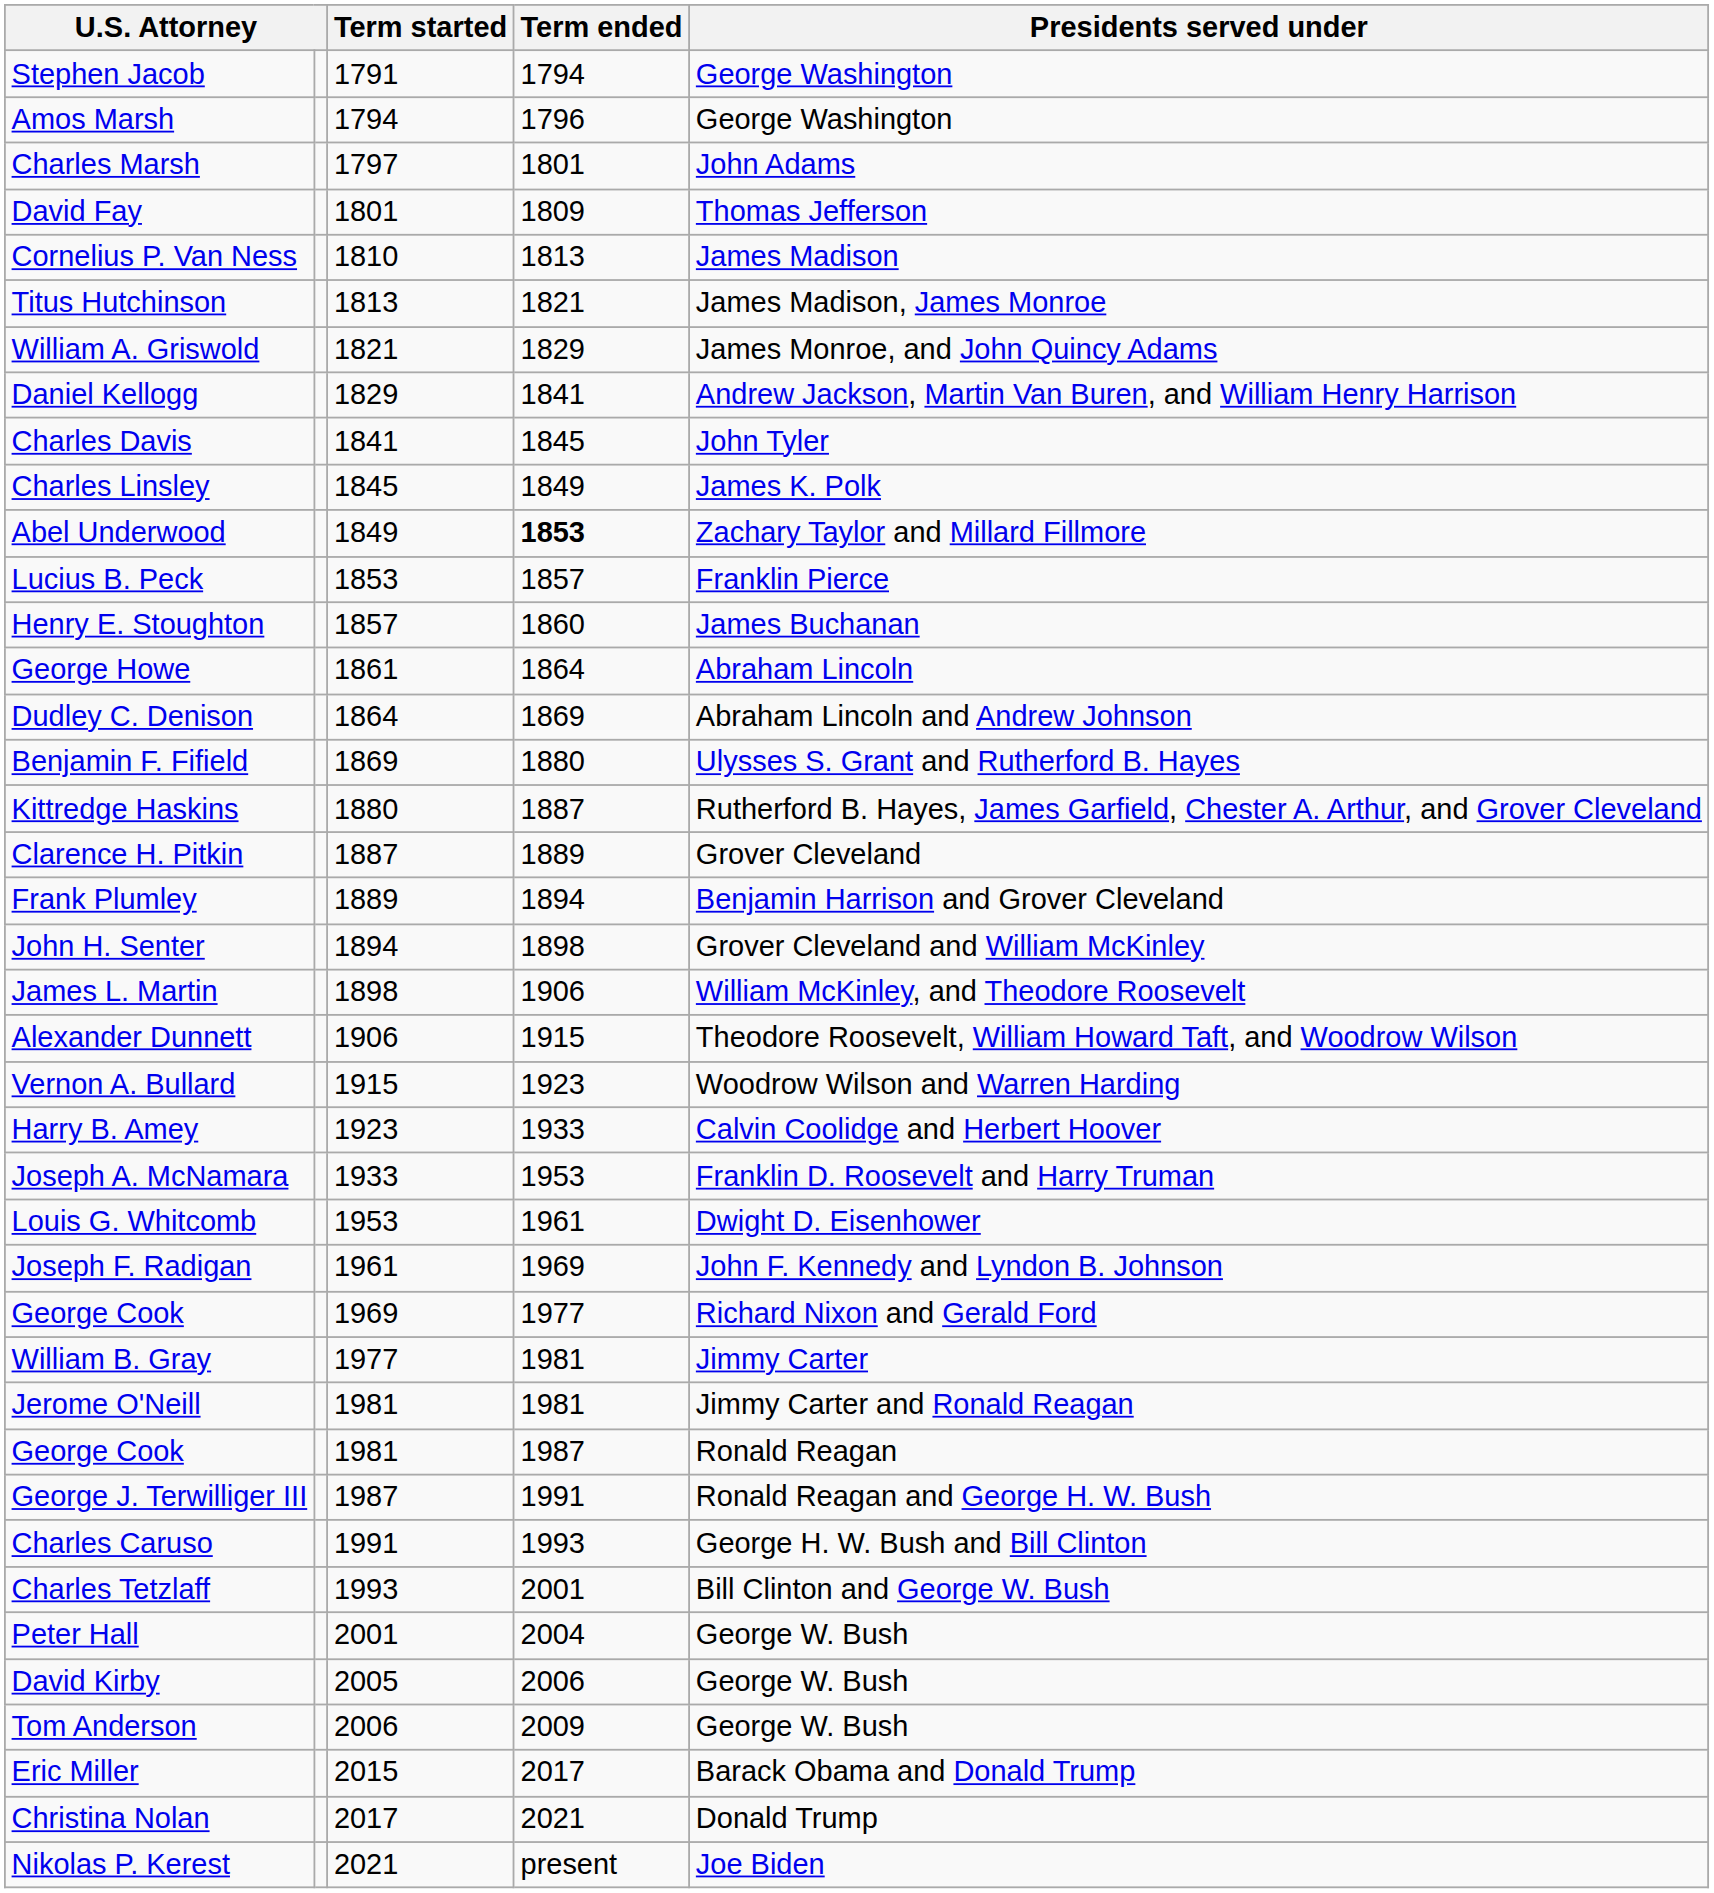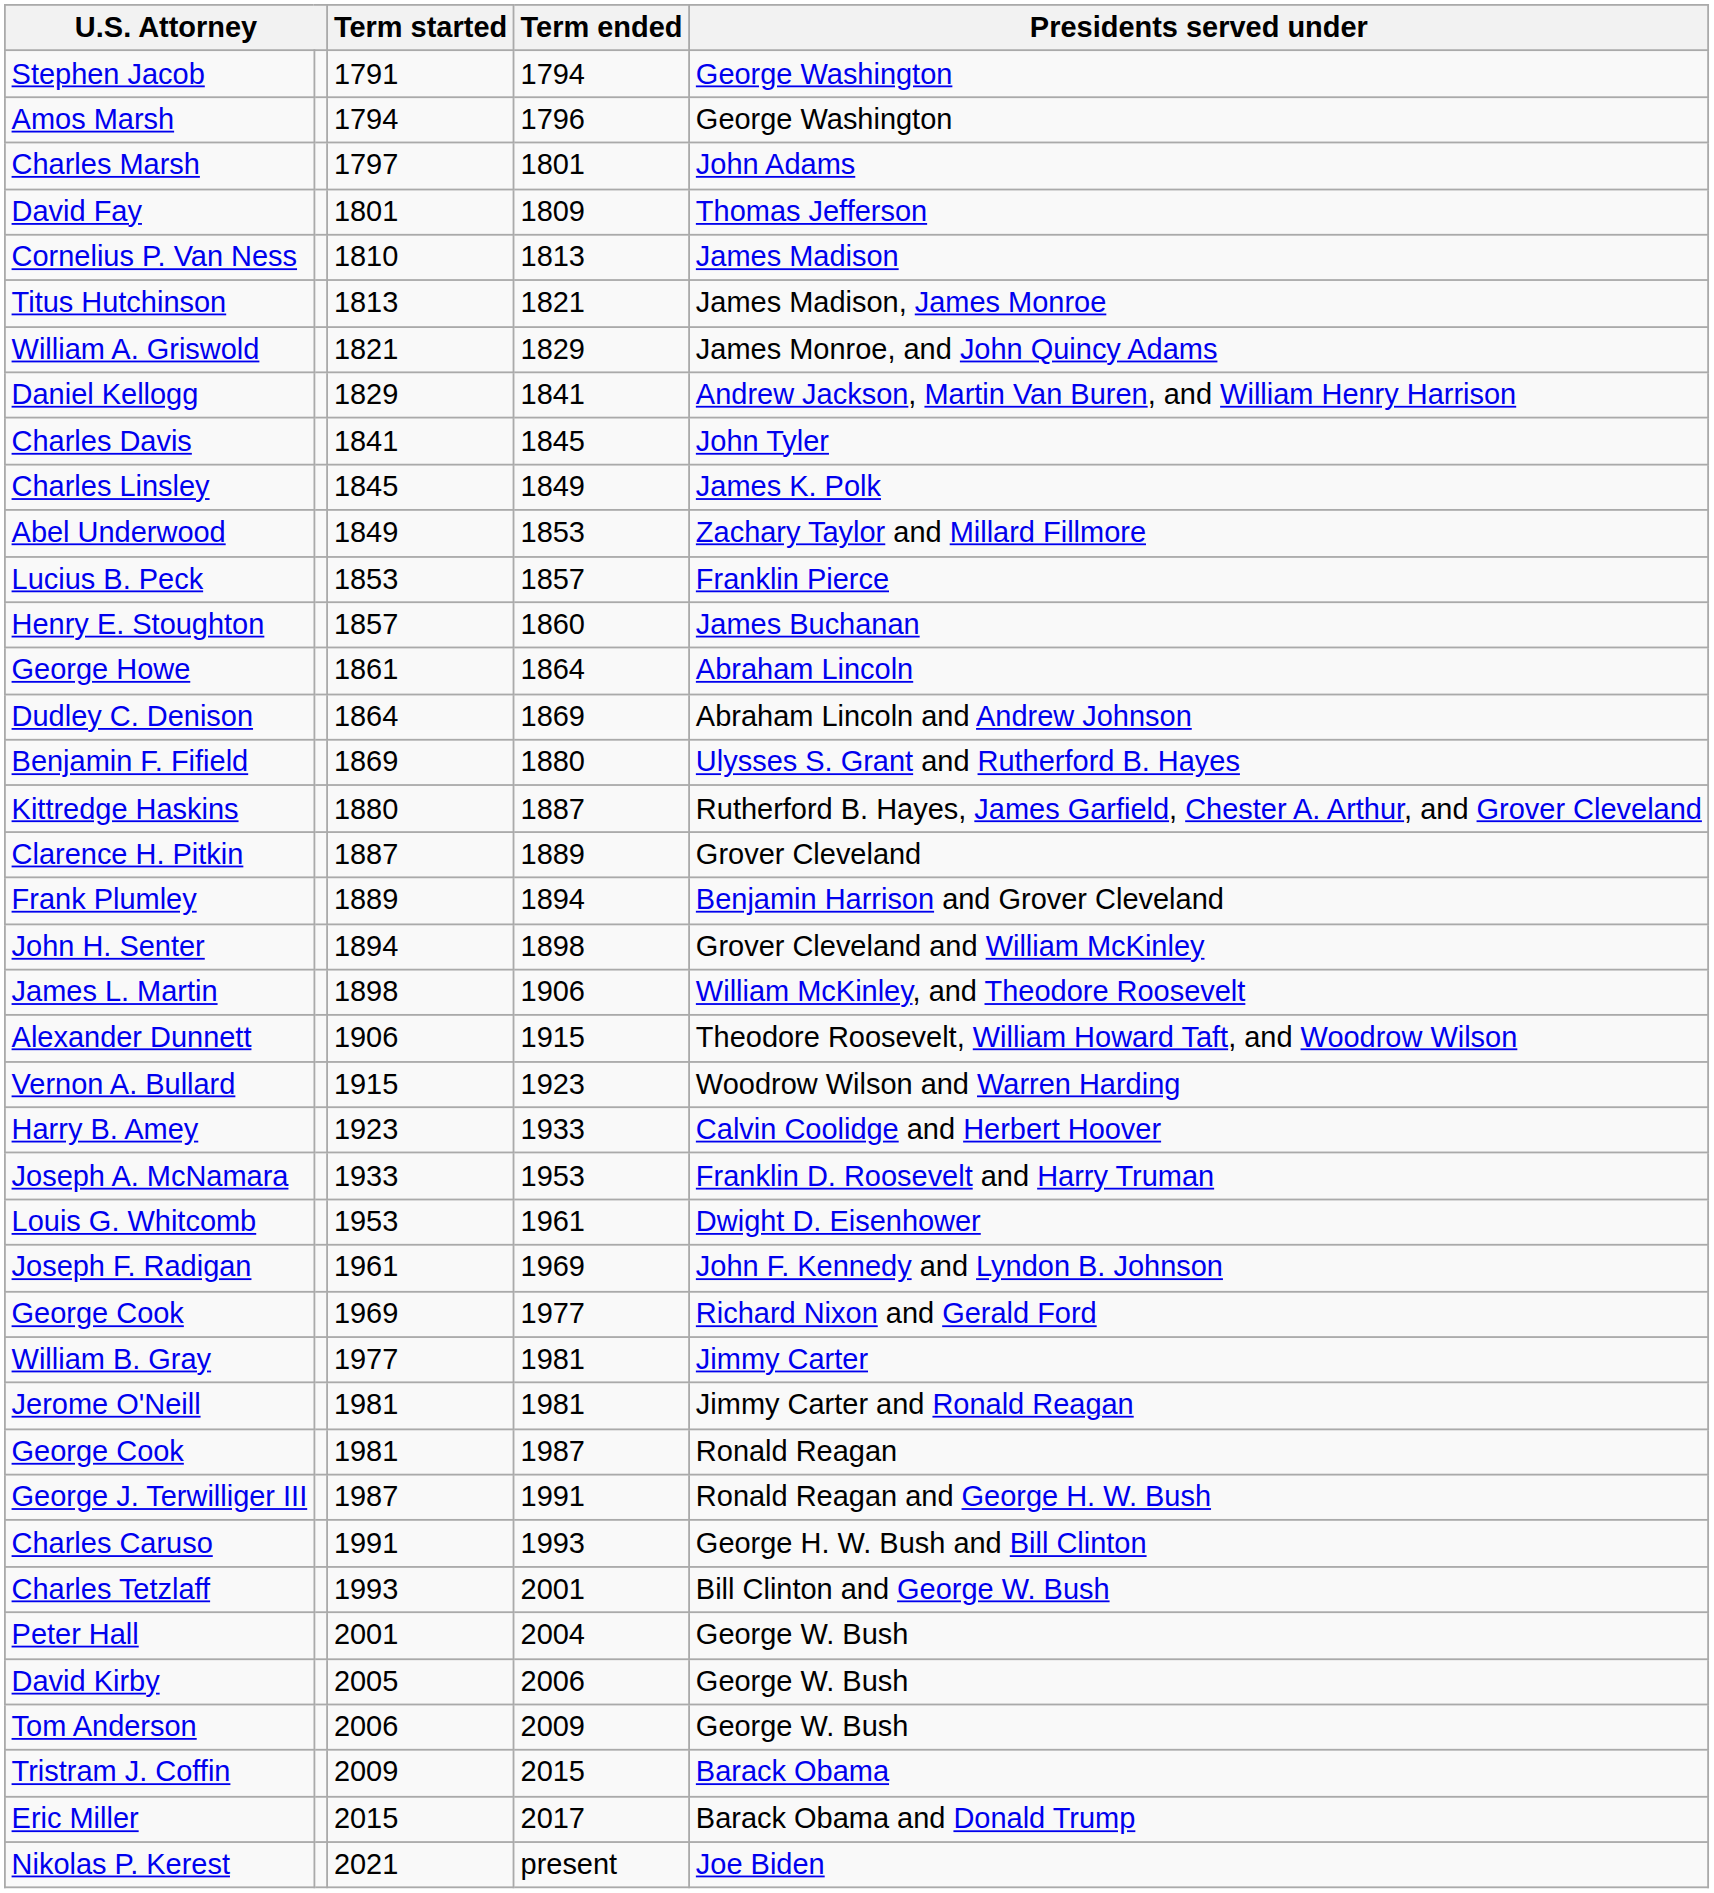(553, 532) bold -> (553, 532) normal
+ row: (121, 1772)
- row: (111, 1818)
